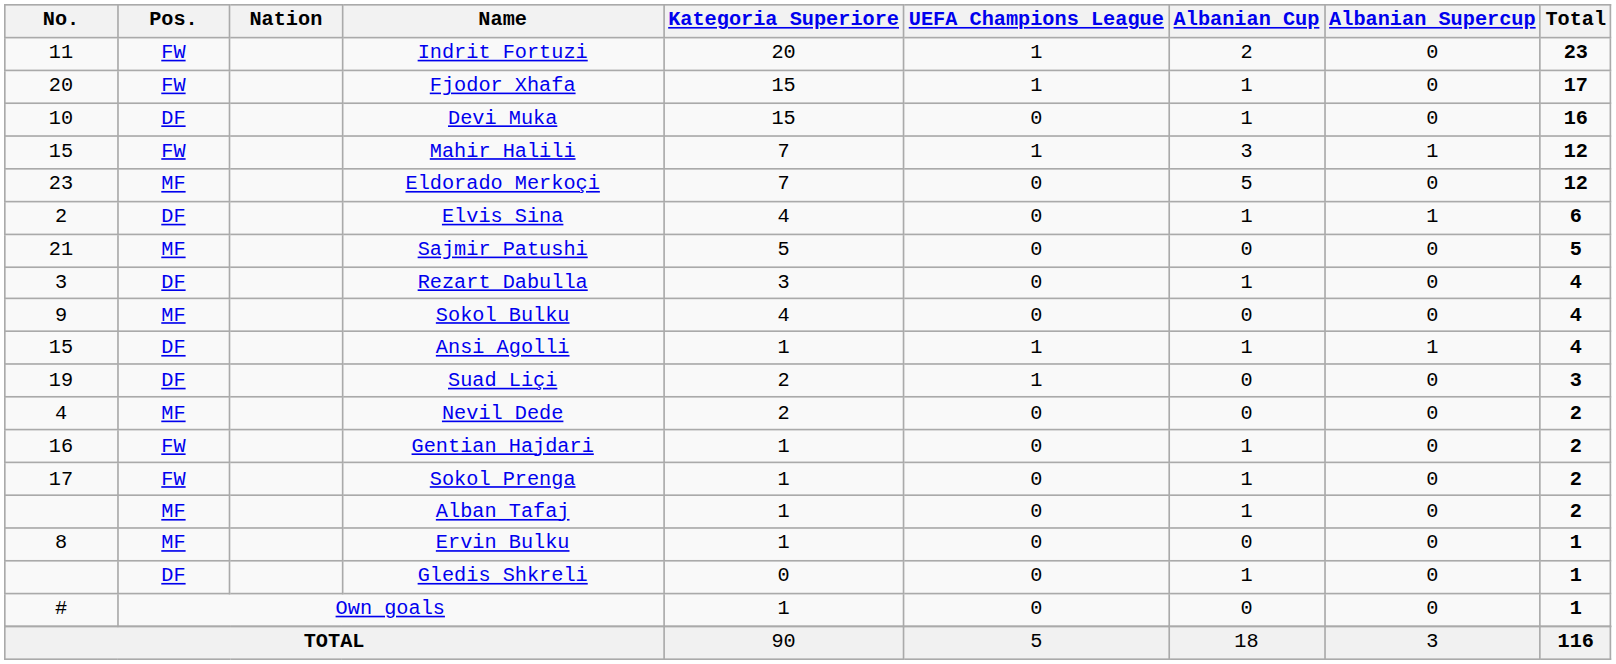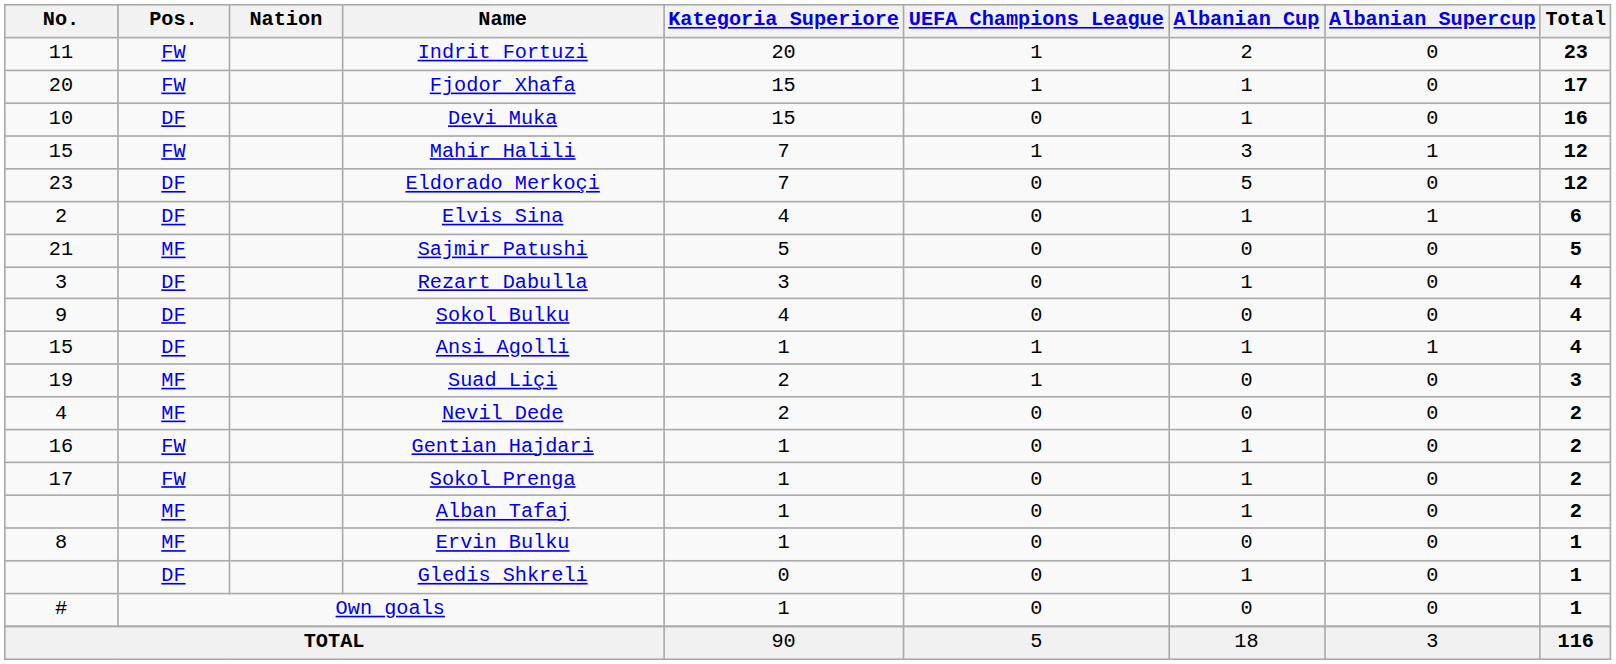(173, 185) MF -> (173, 185) DF
(173, 316) MF -> (173, 316) DF
(173, 381) DF -> (173, 381) MF
